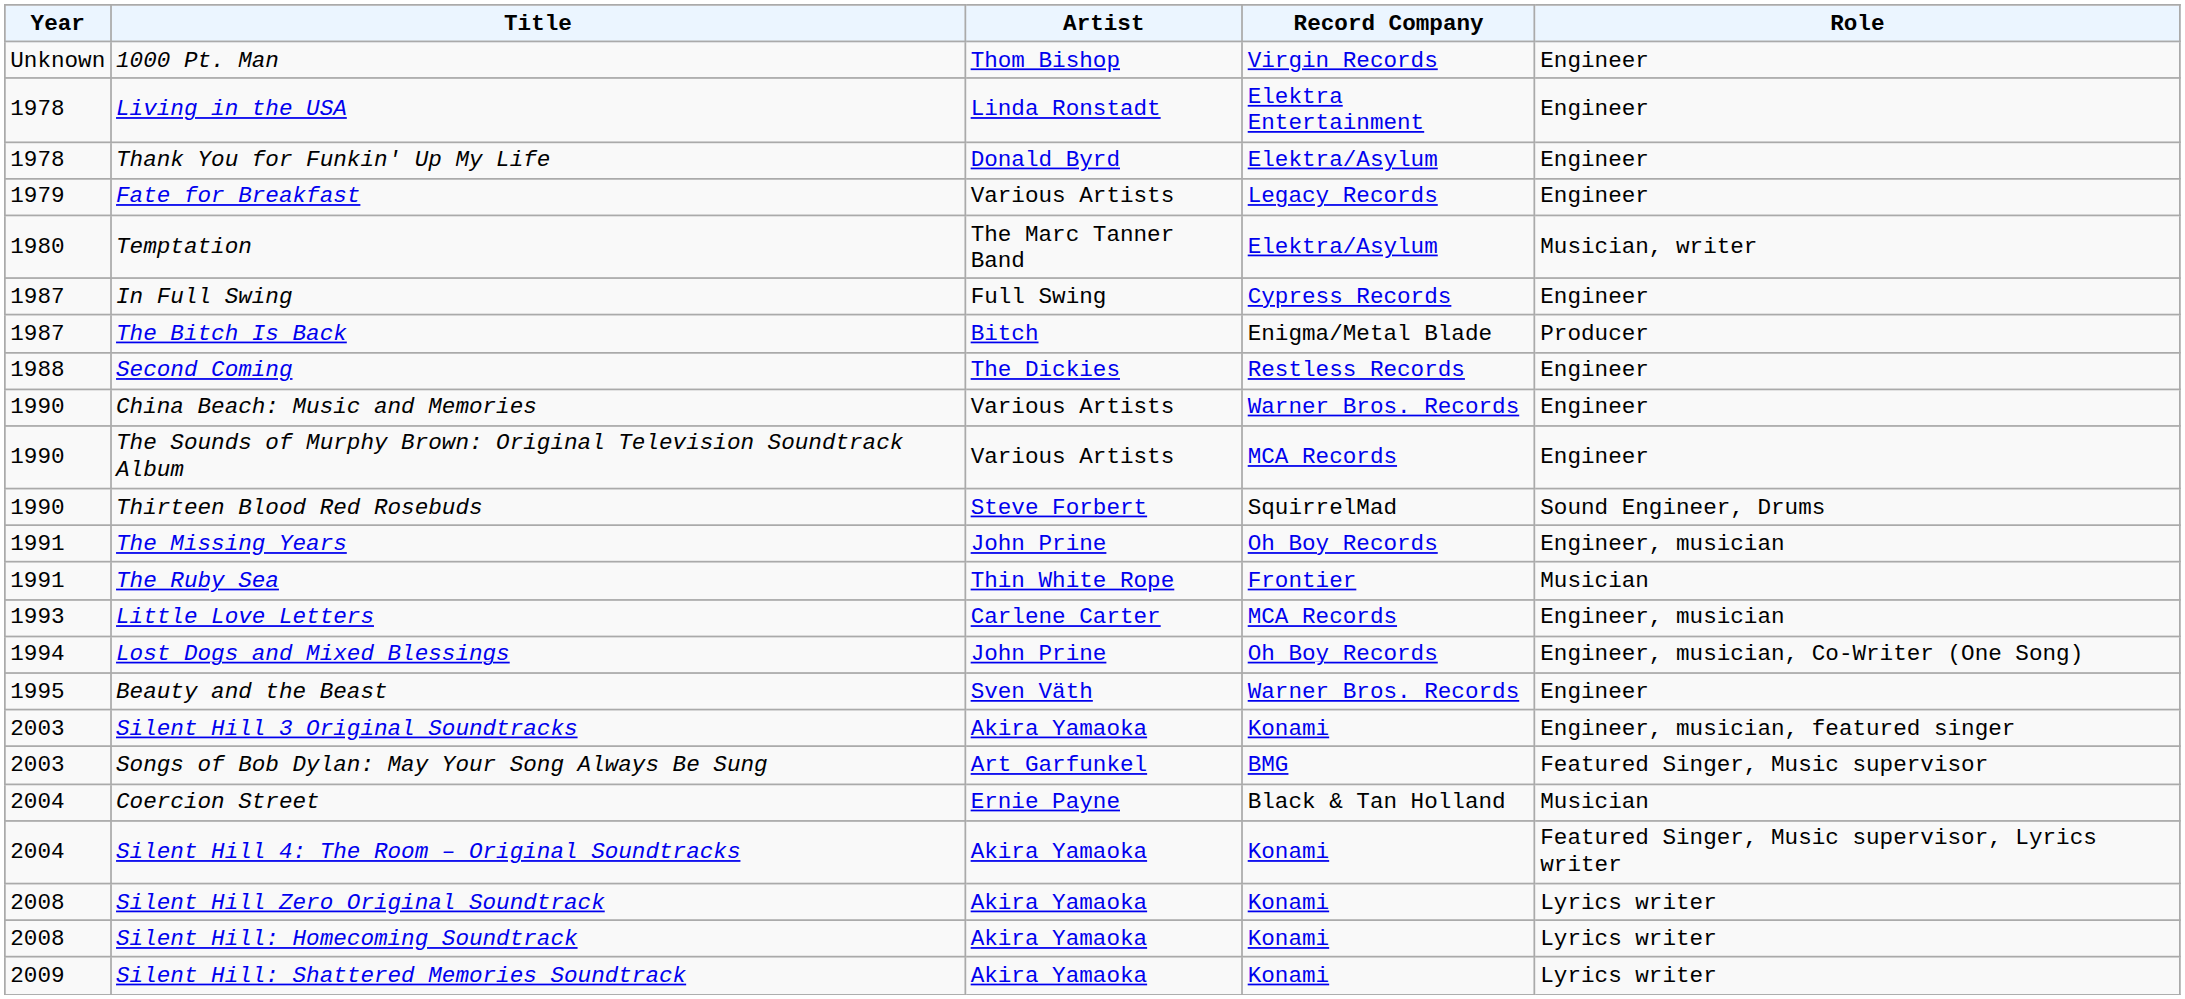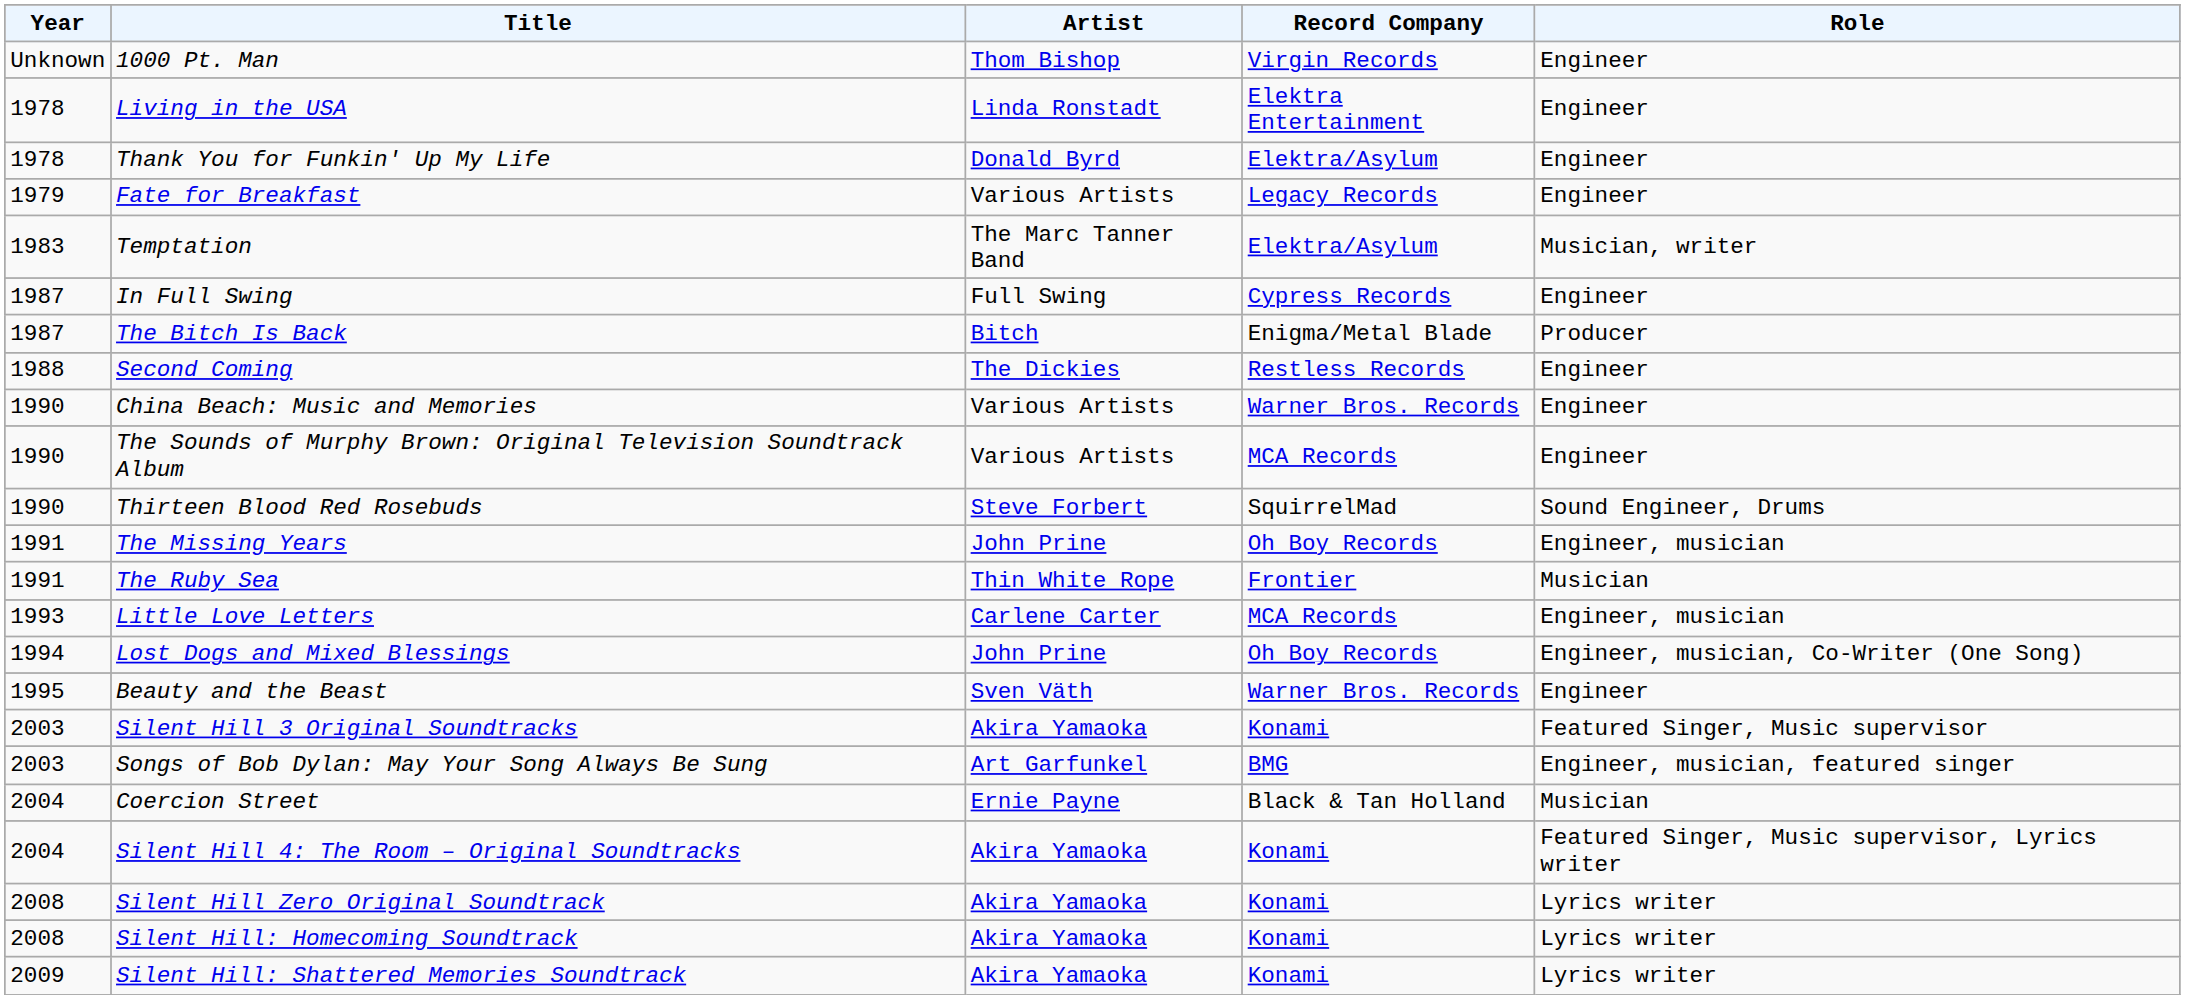(37, 247) 1980 -> (37, 247) 1983
(1778, 728) Engineer, musician, featured singer -> (1764, 728) Featured Singer, Music supervisor
(1764, 765) Featured Singer, Music supervisor -> (1778, 765) Engineer, musician, featured singer
